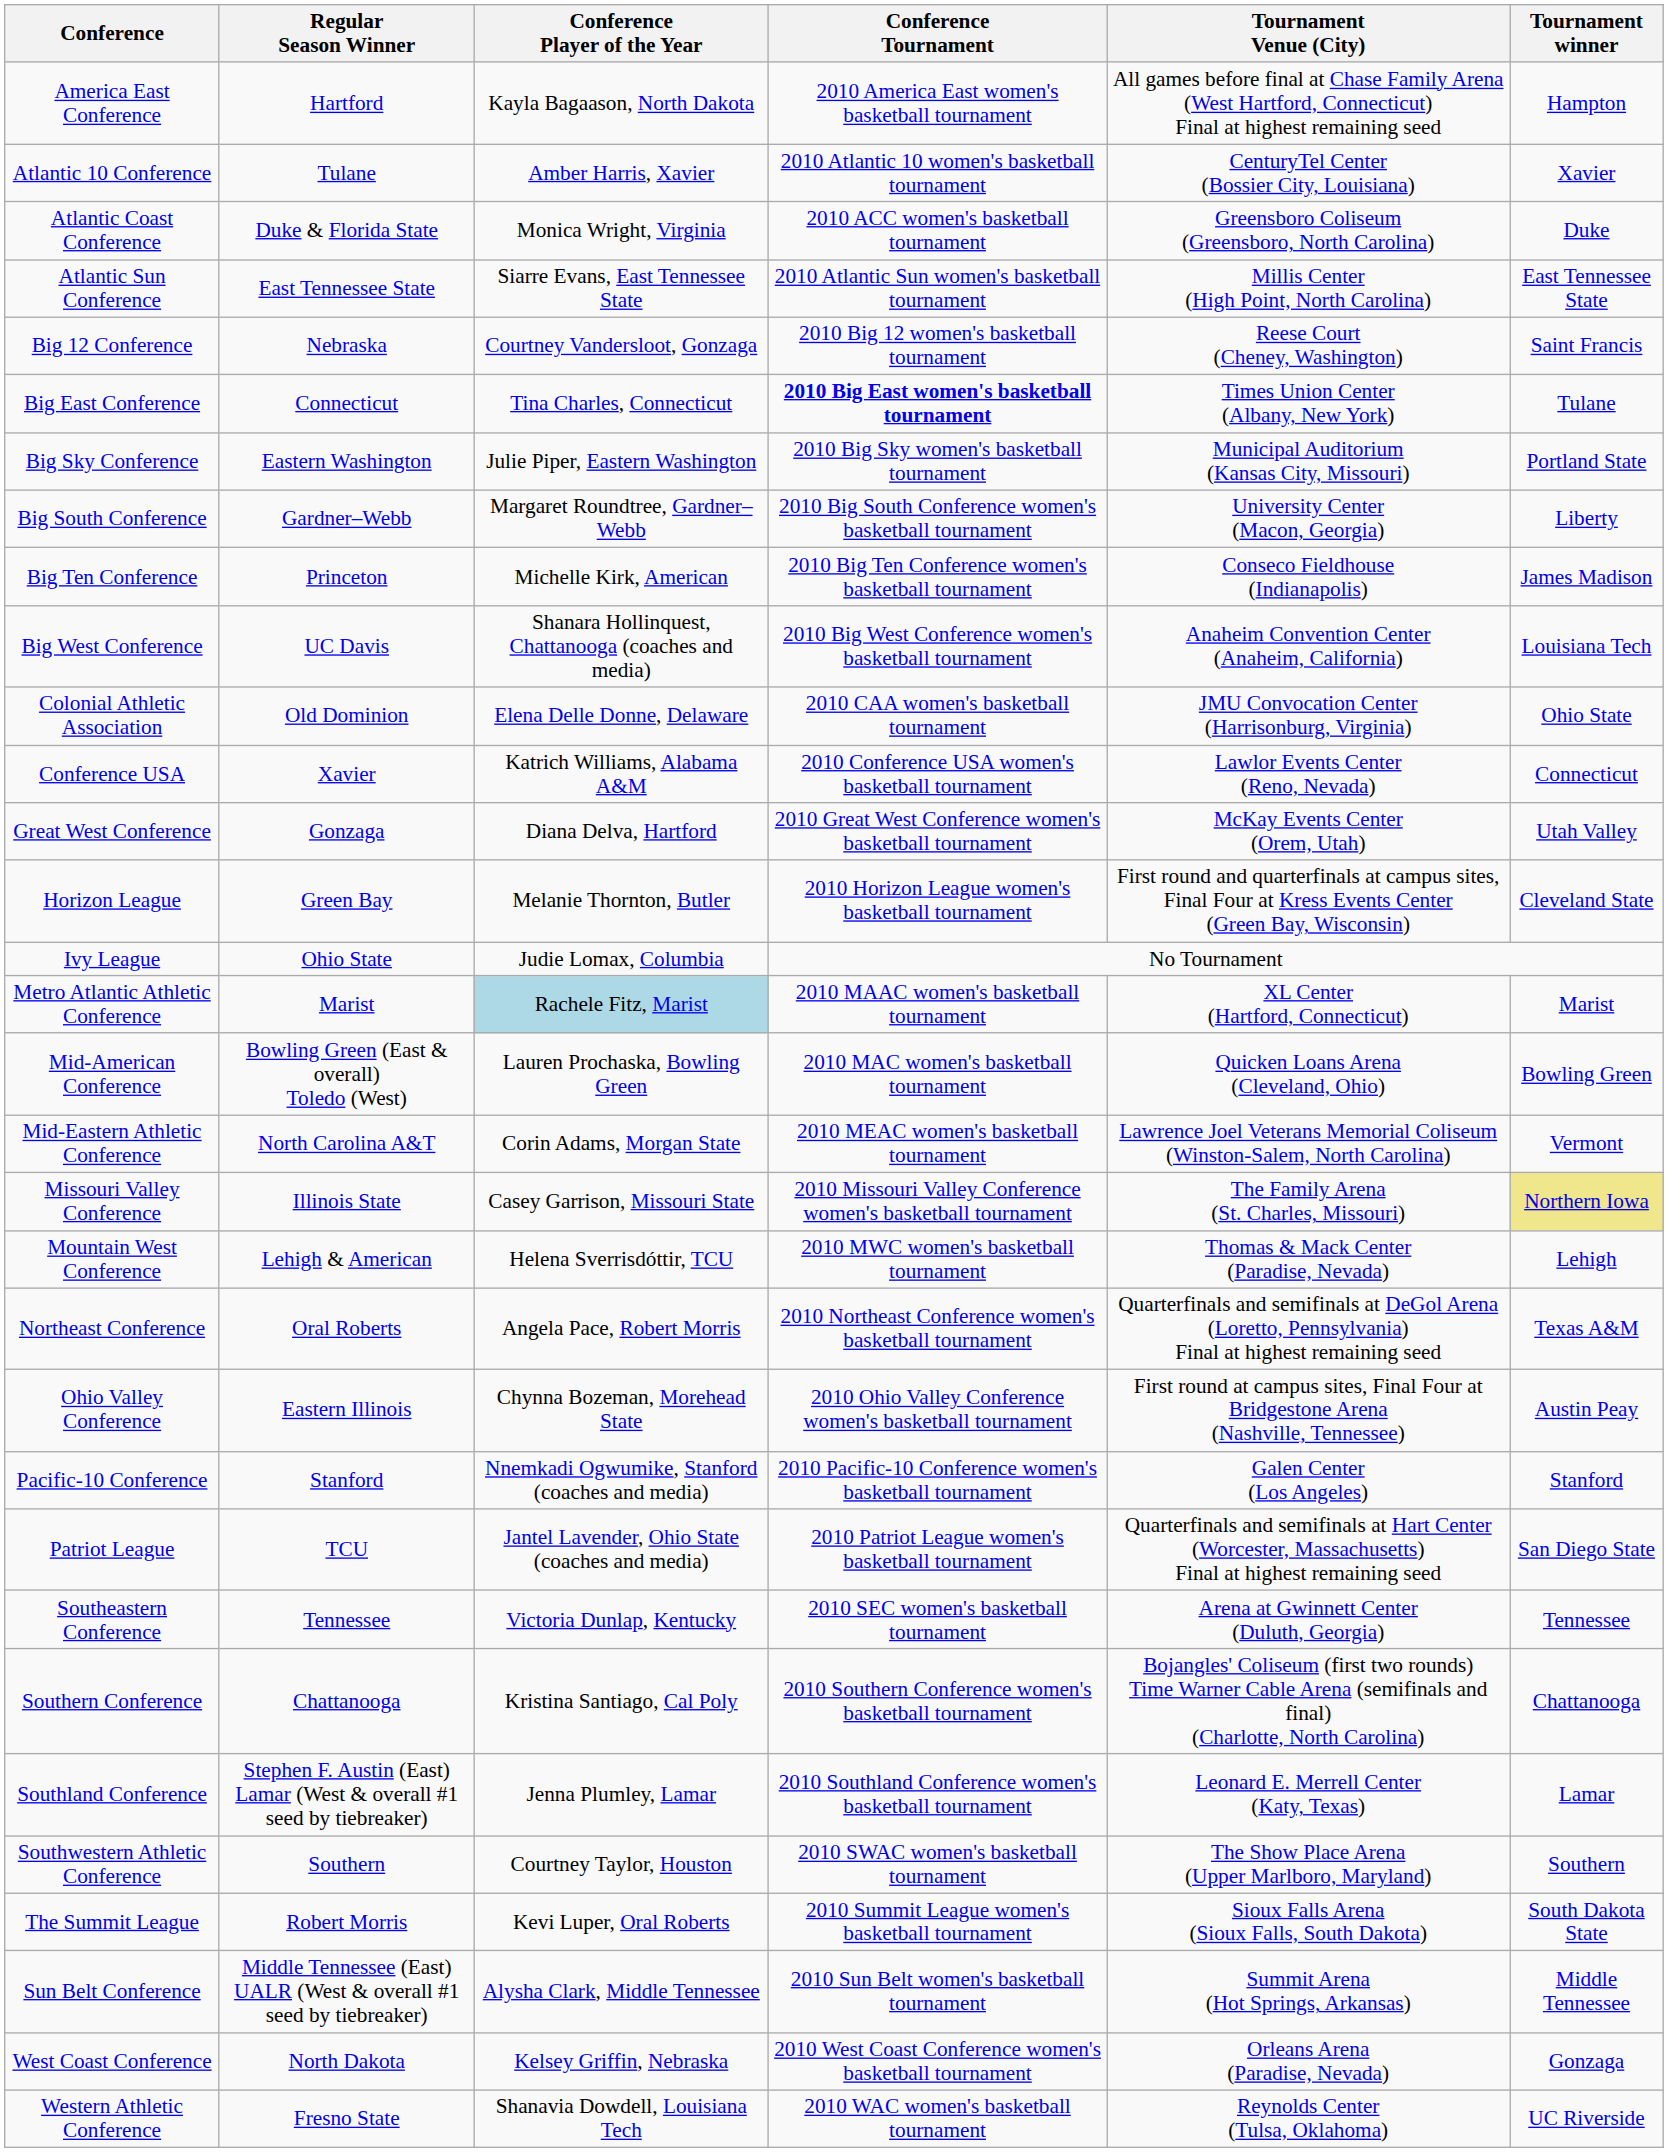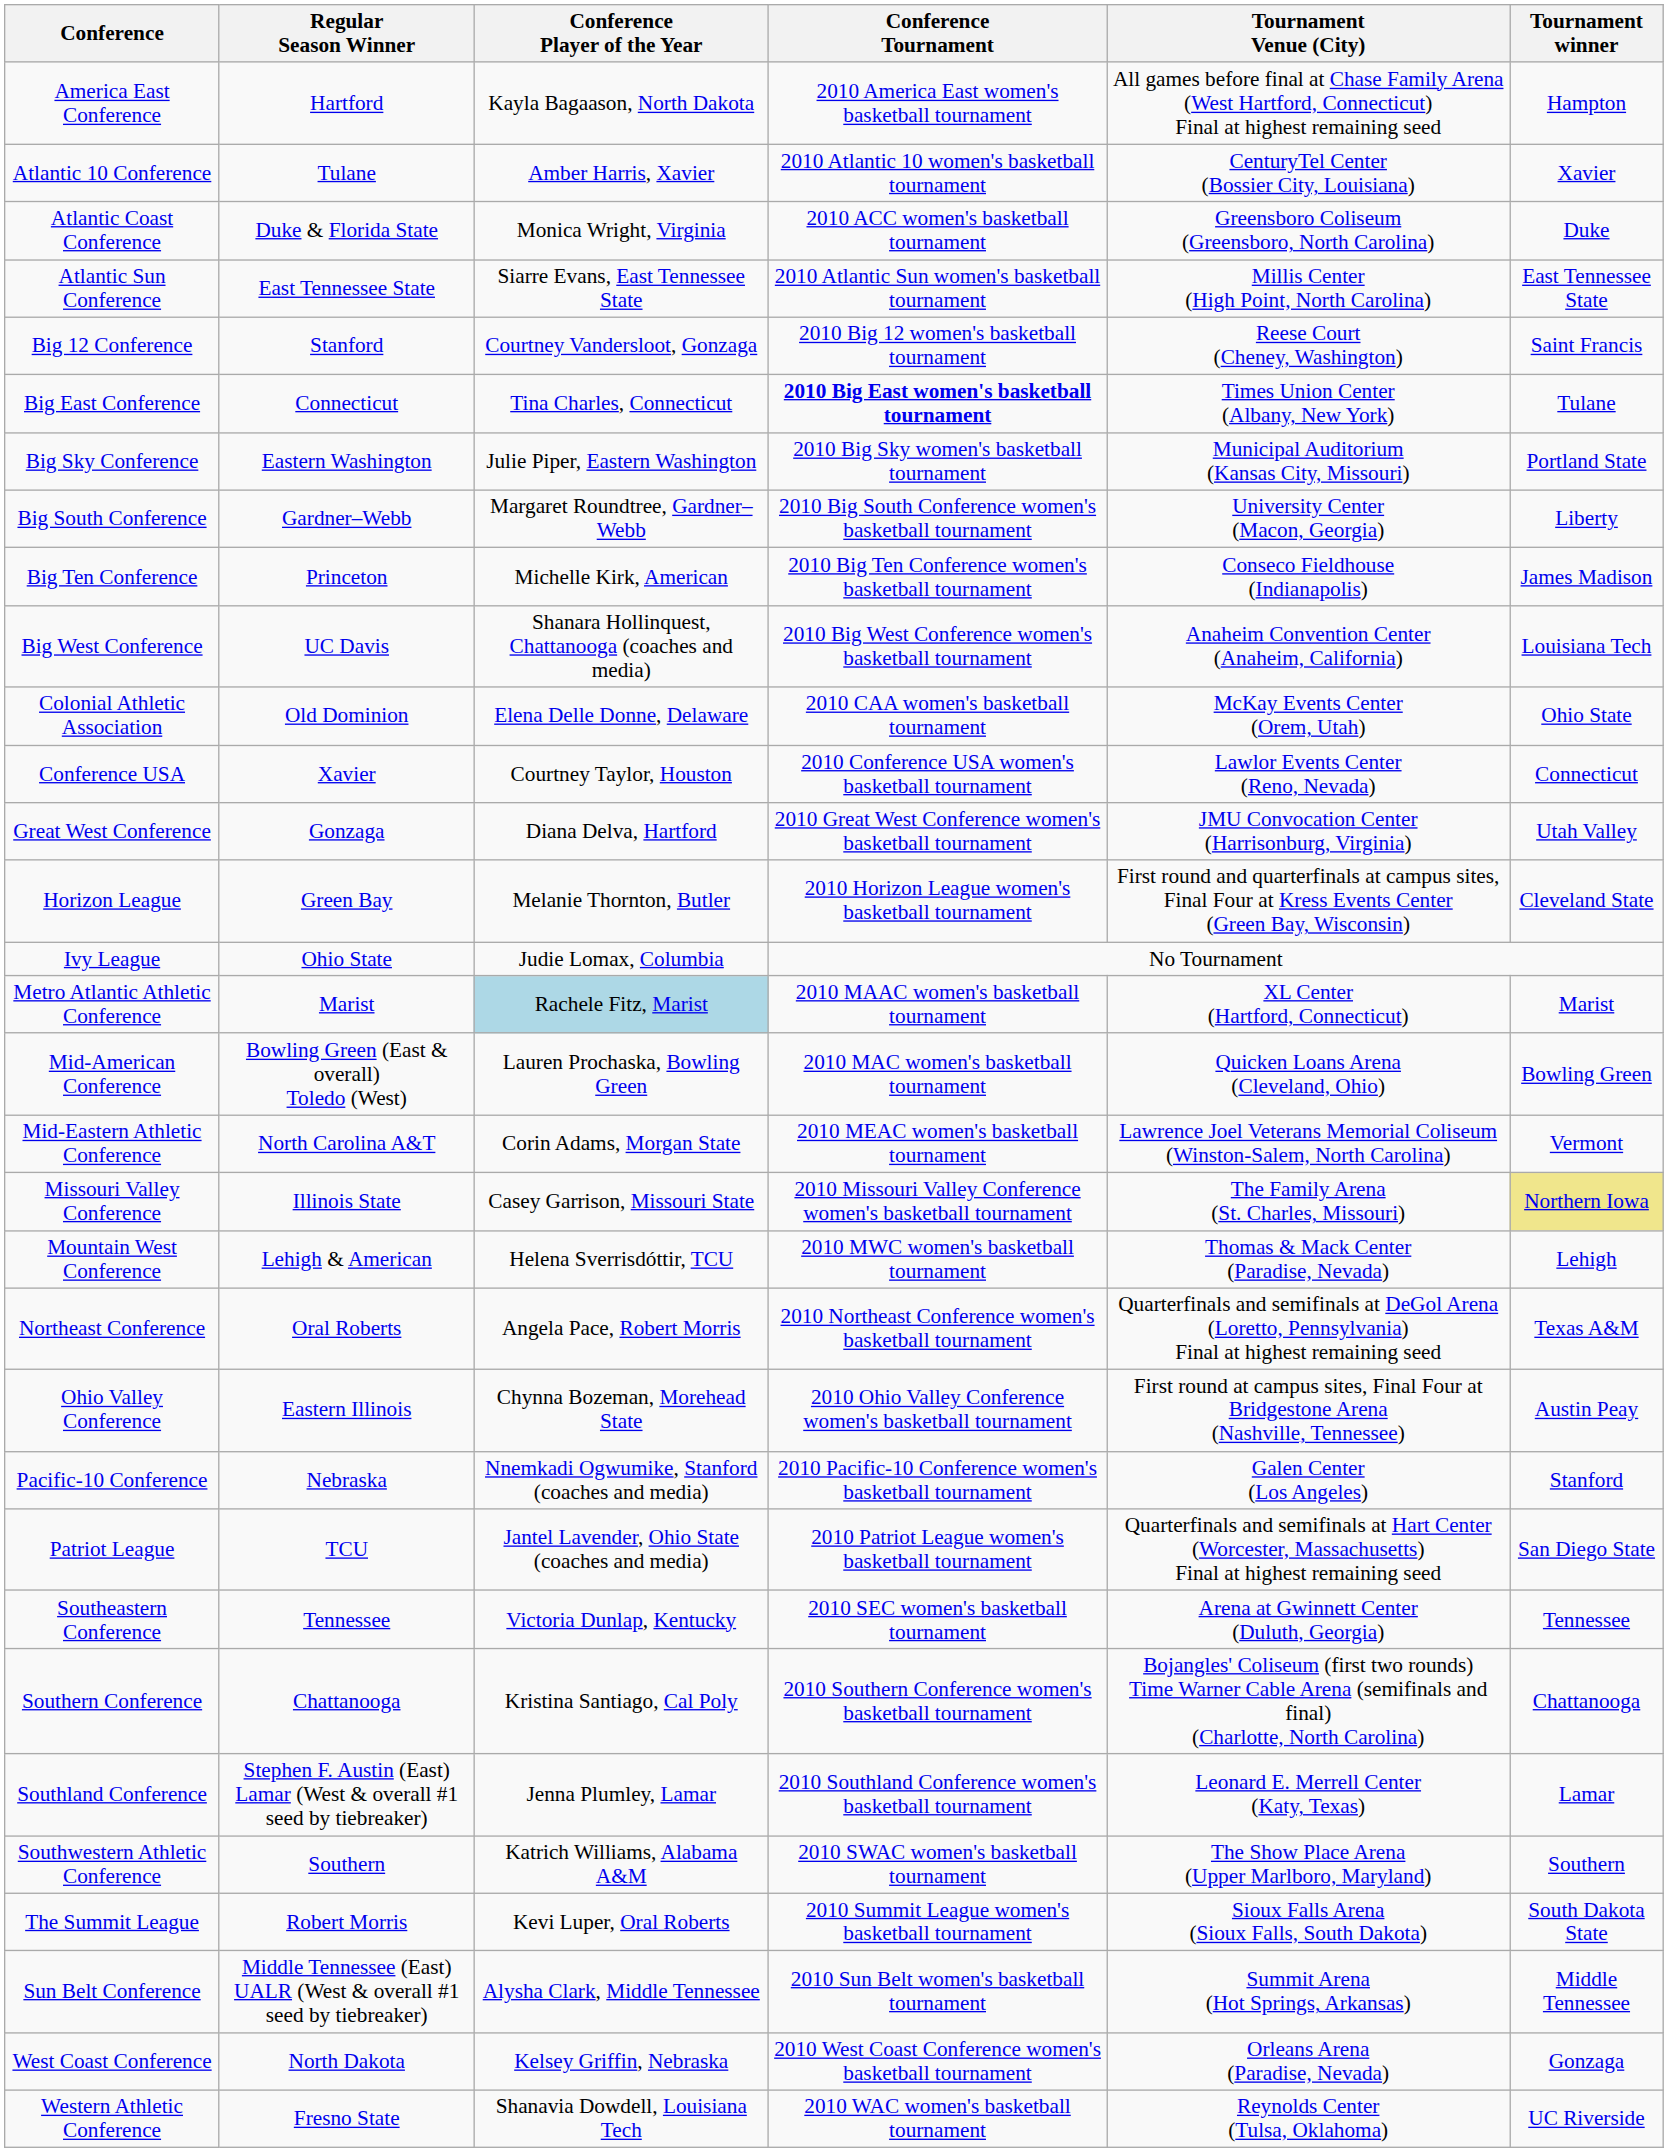(347, 345) Nebraska -> (347, 345) Stanford
(1308, 715) JMU Convocation Center (Harrisonburg, Virginia) -> (1308, 715) McKay Events Center (Orem, Utah)
(621, 773) Katrich Williams, Alabama A&M -> (621, 773) Courtney Taylor, Houston
(1308, 831) McKay Events Center (Orem, Utah) -> (1308, 831) JMU Convocation Center (Harrisonburg, Virginia)
(347, 1479) Stanford -> (347, 1479) Nebraska
(621, 1864) Courtney Taylor, Houston -> (621, 1864) Katrich Williams, Alabama A&M
